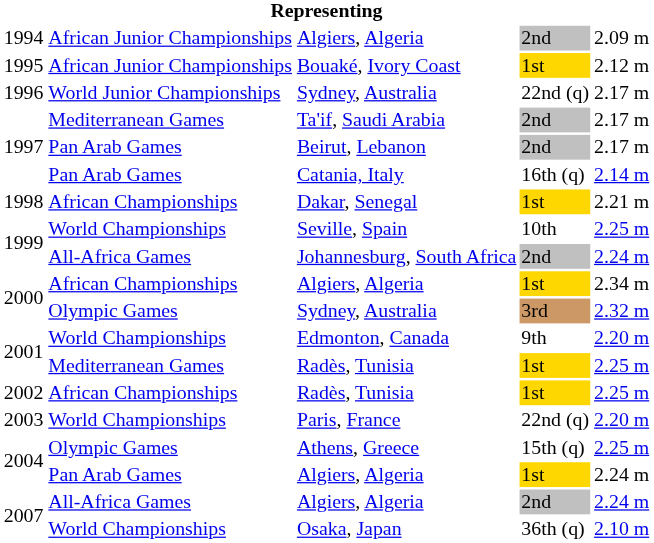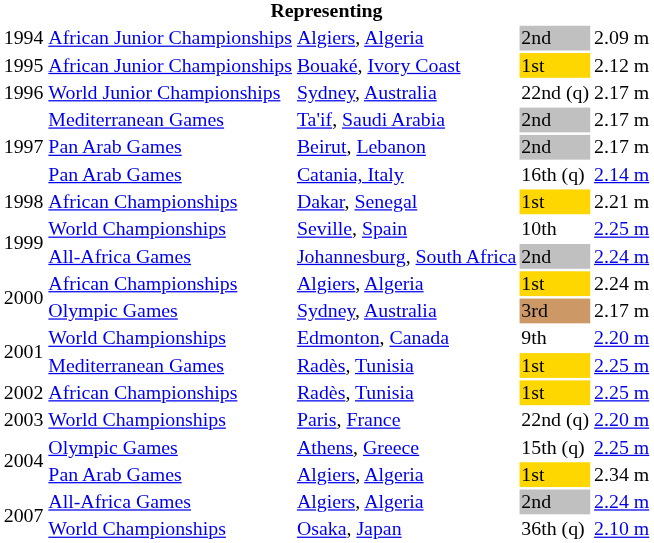(622, 283) 2.34 m -> (622, 283) 2.24 m
(622, 310) 2.32 m -> (622, 310) 2.17 m
(622, 474) 2.24 m -> (622, 474) 2.34 m
